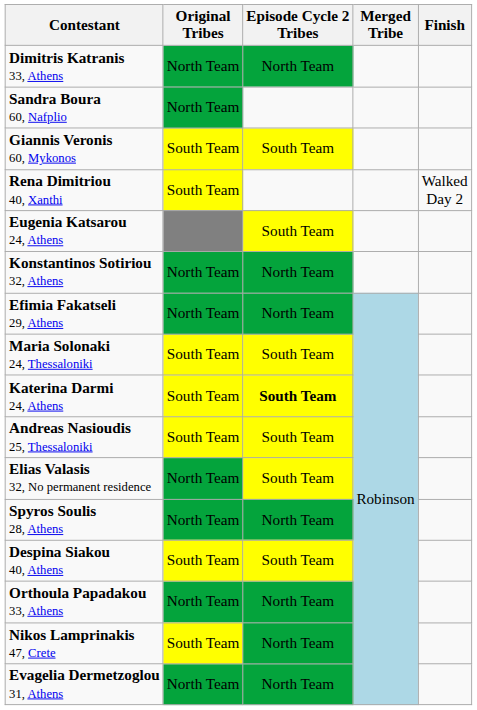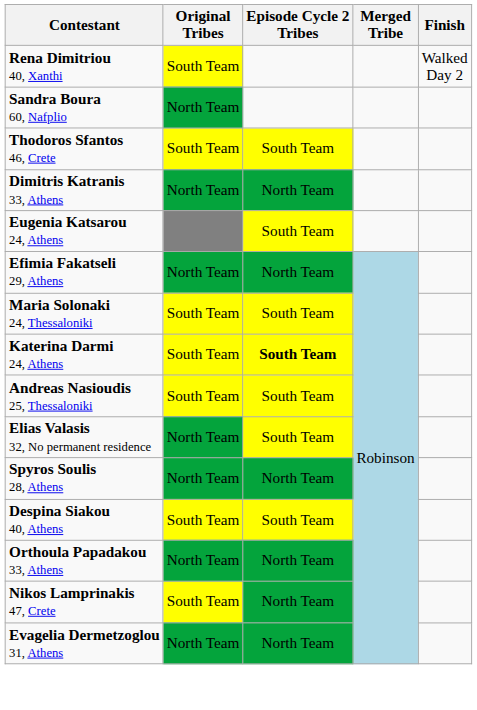rows swapped: (60, 189) <-> (67, 66)
- row: (61, 148)
+ row: (66, 148)
- row: (80, 272)
